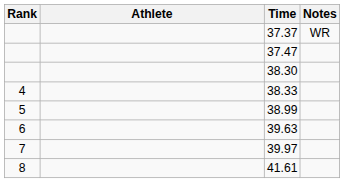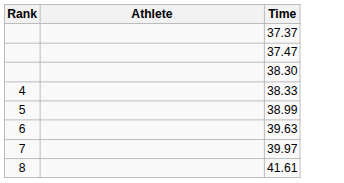- column: (320, 14)
